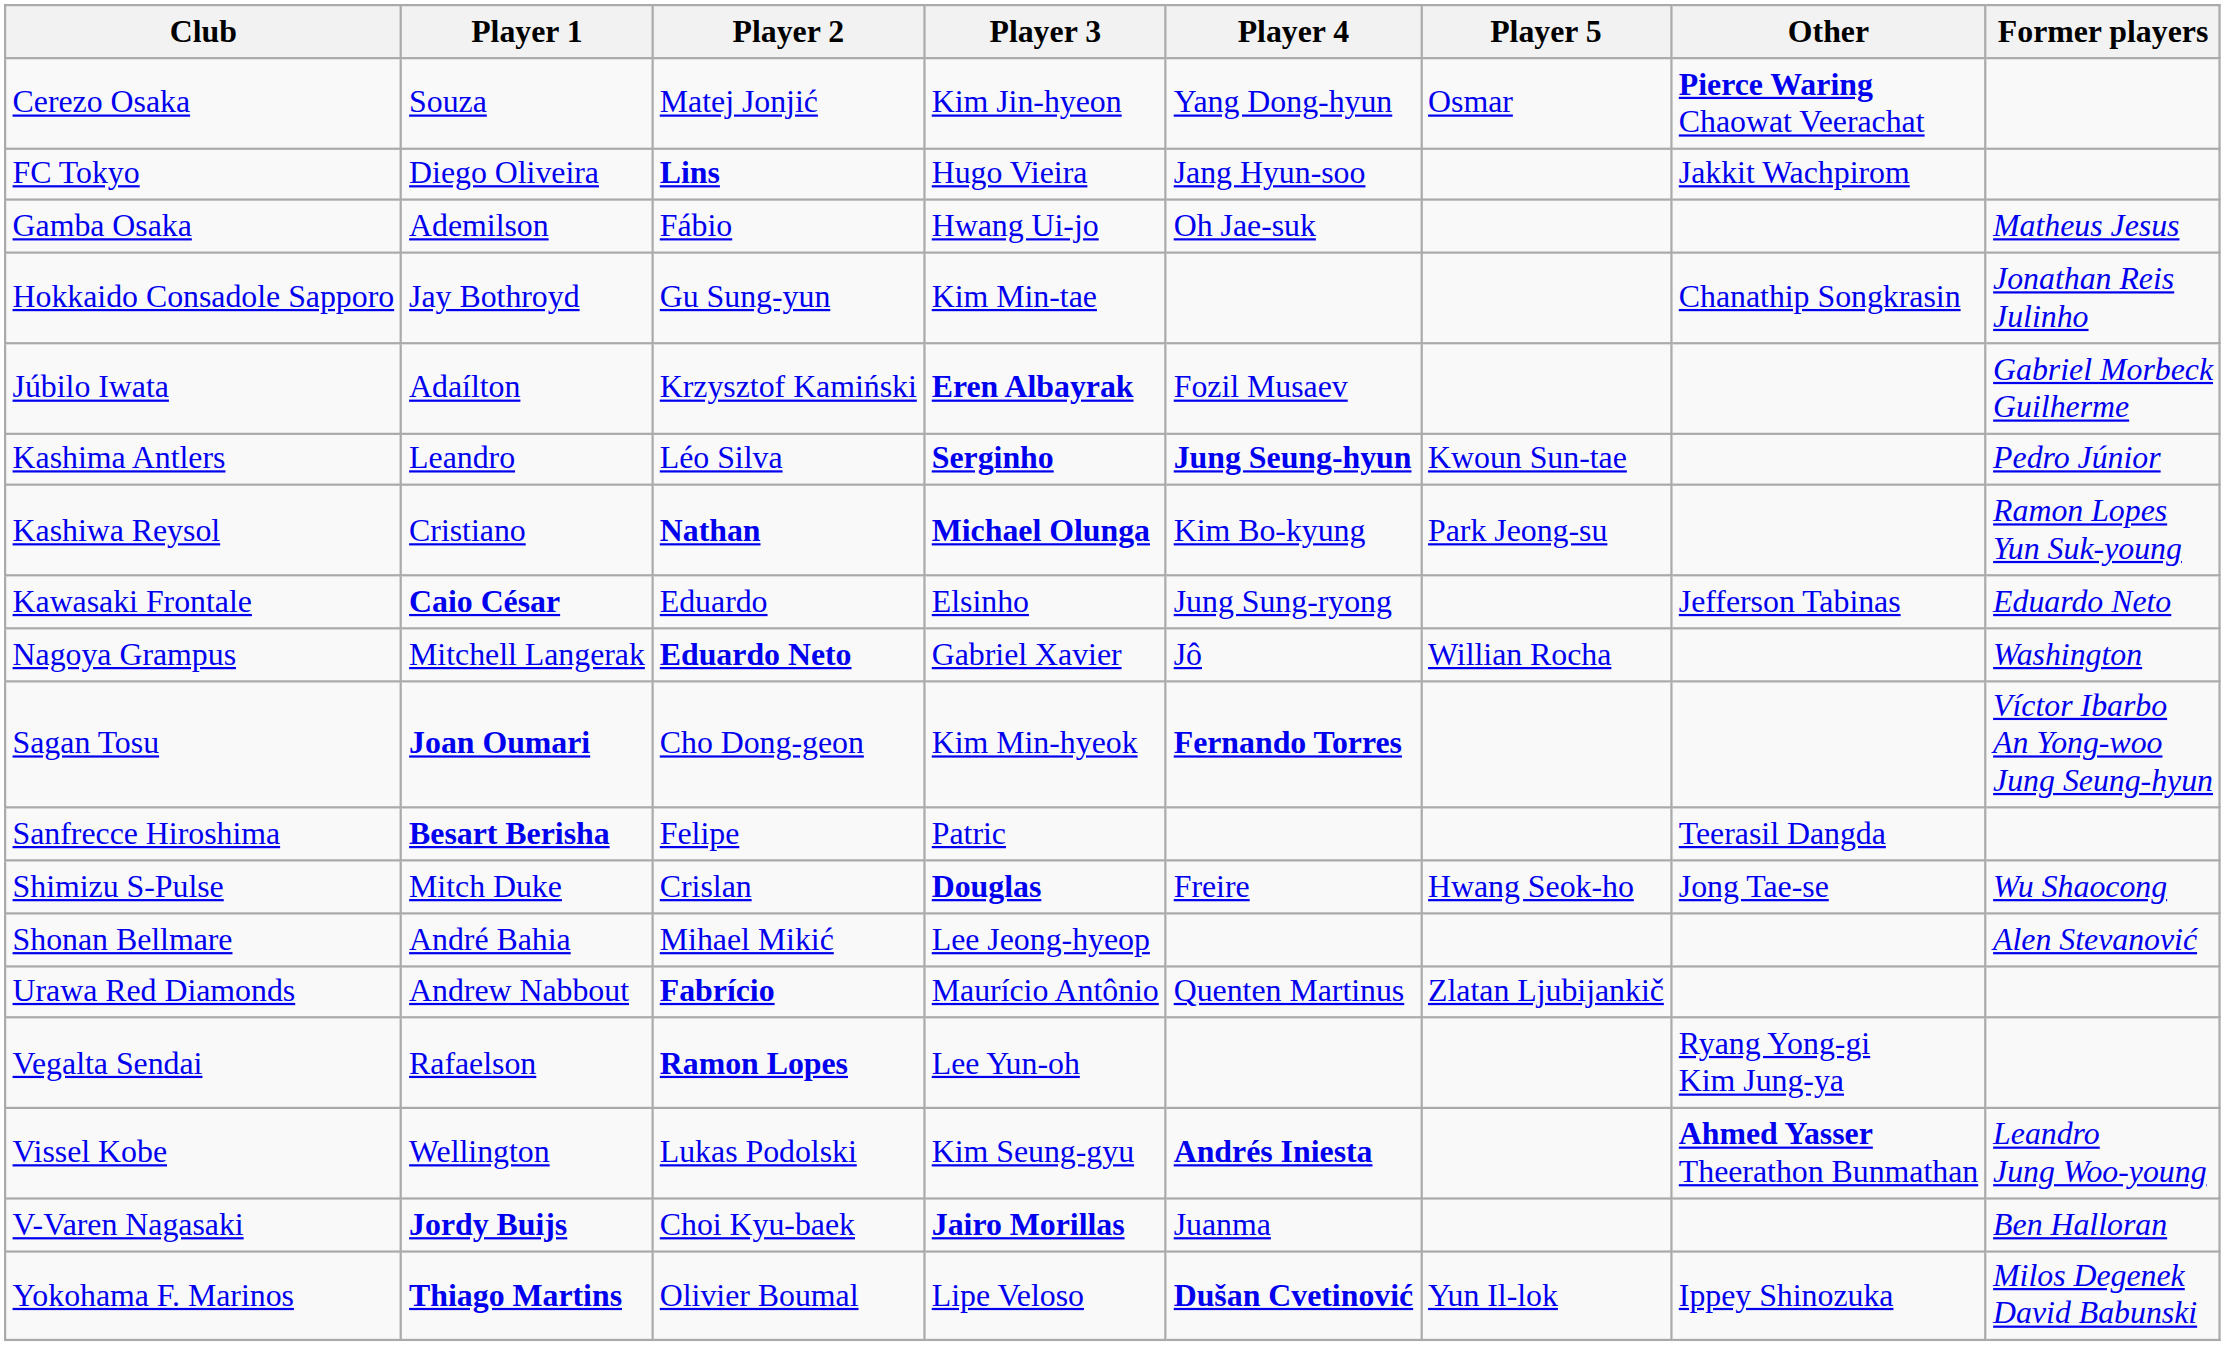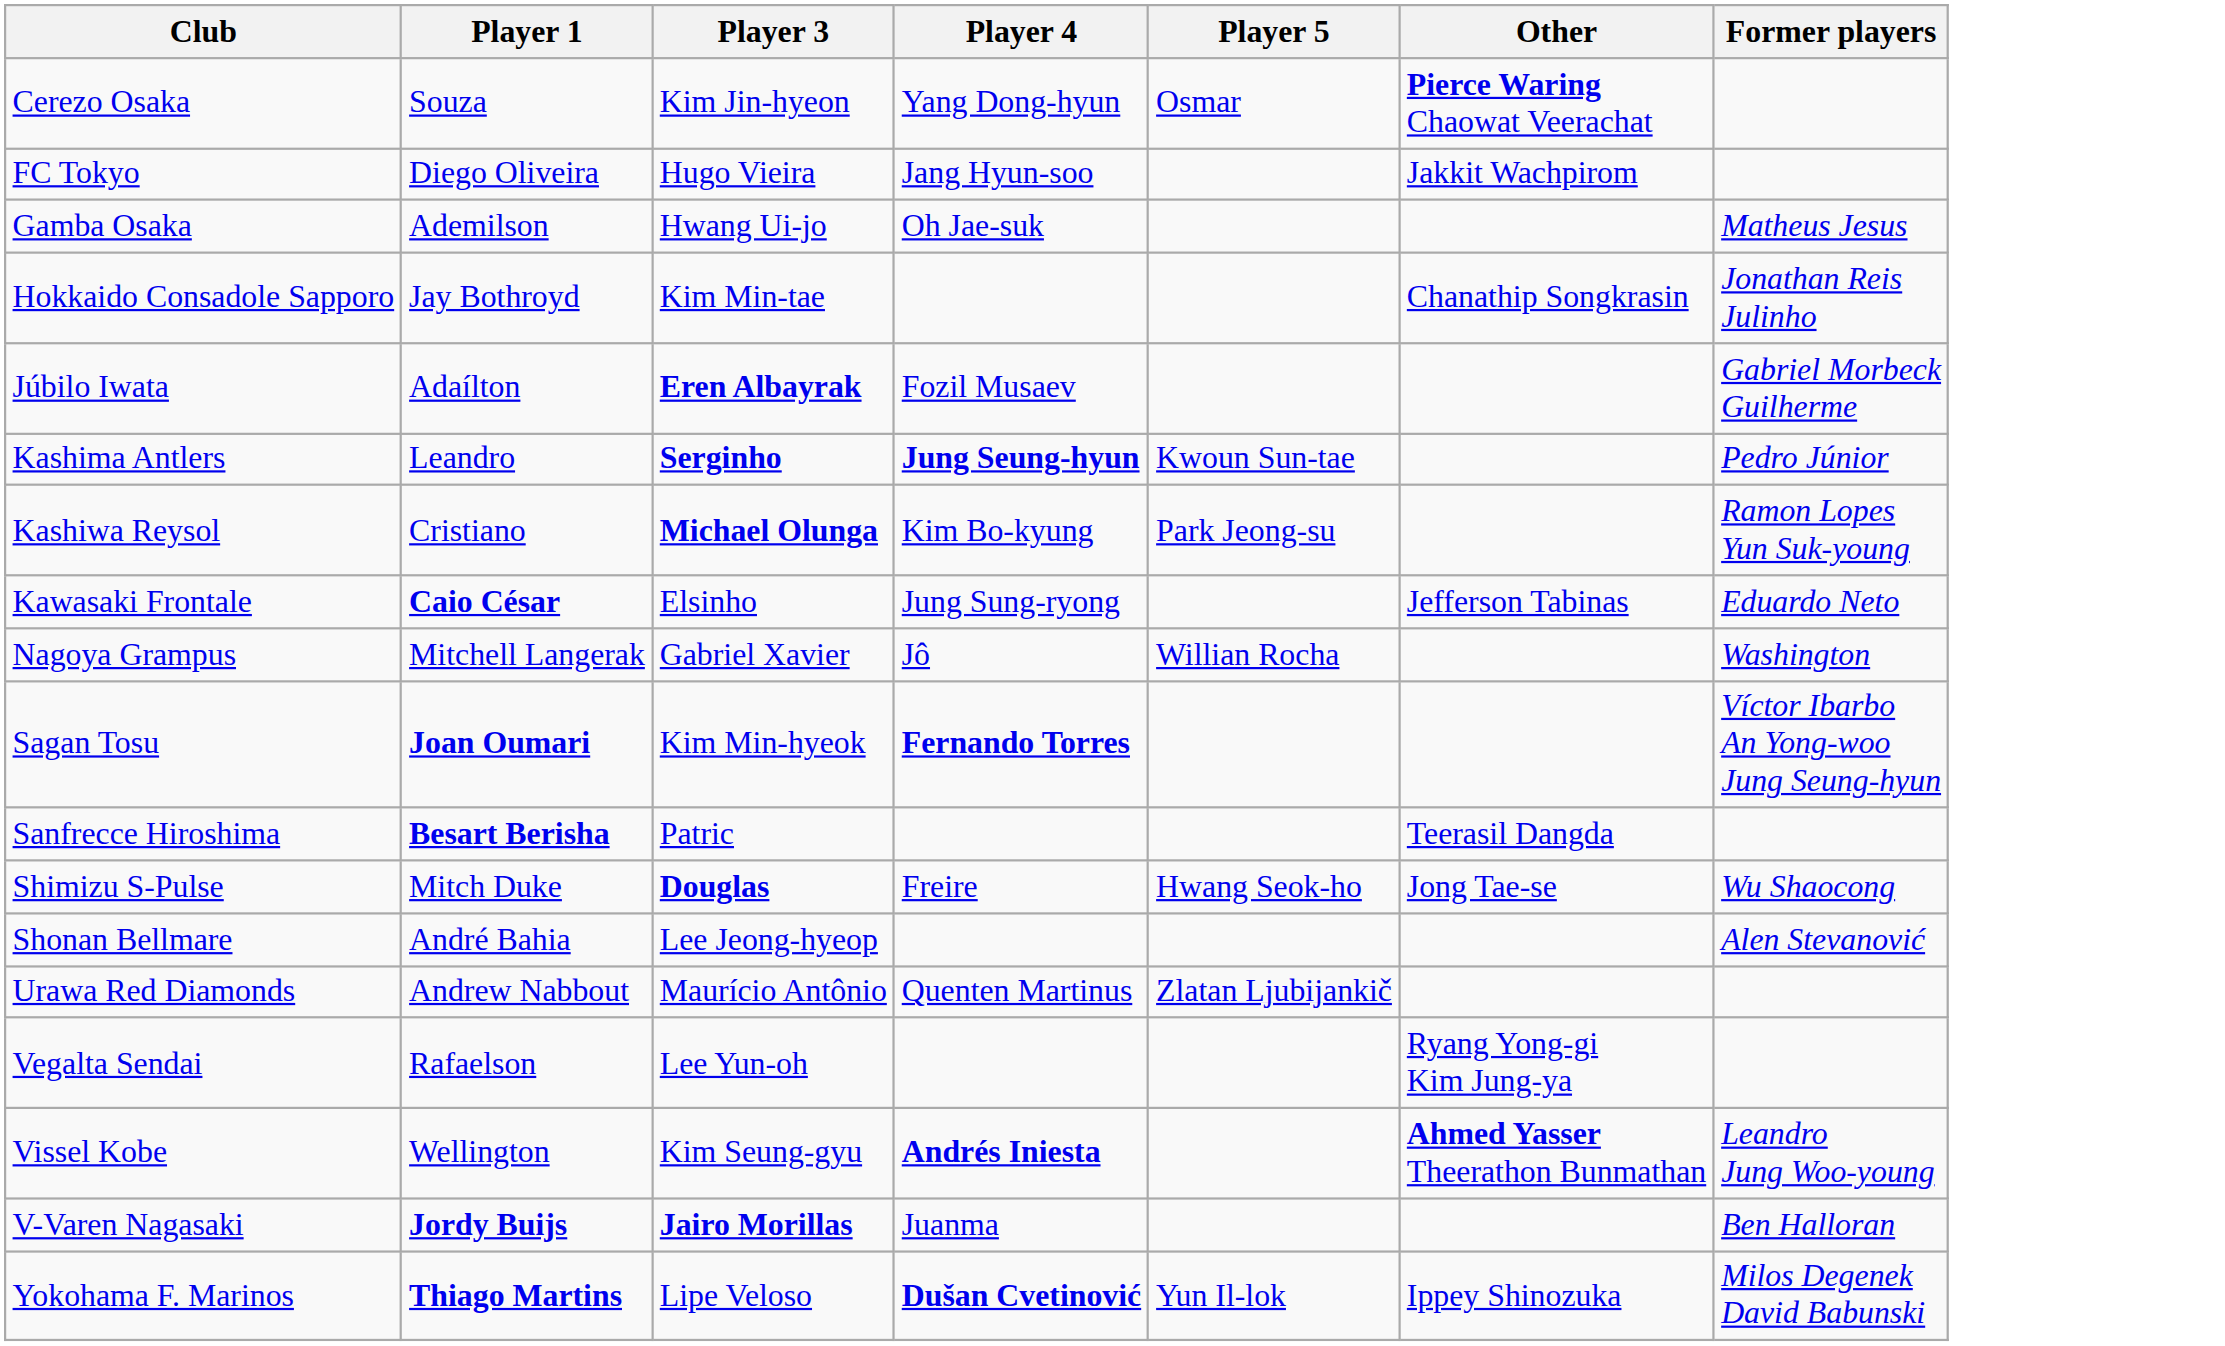- column: (788, 31)
